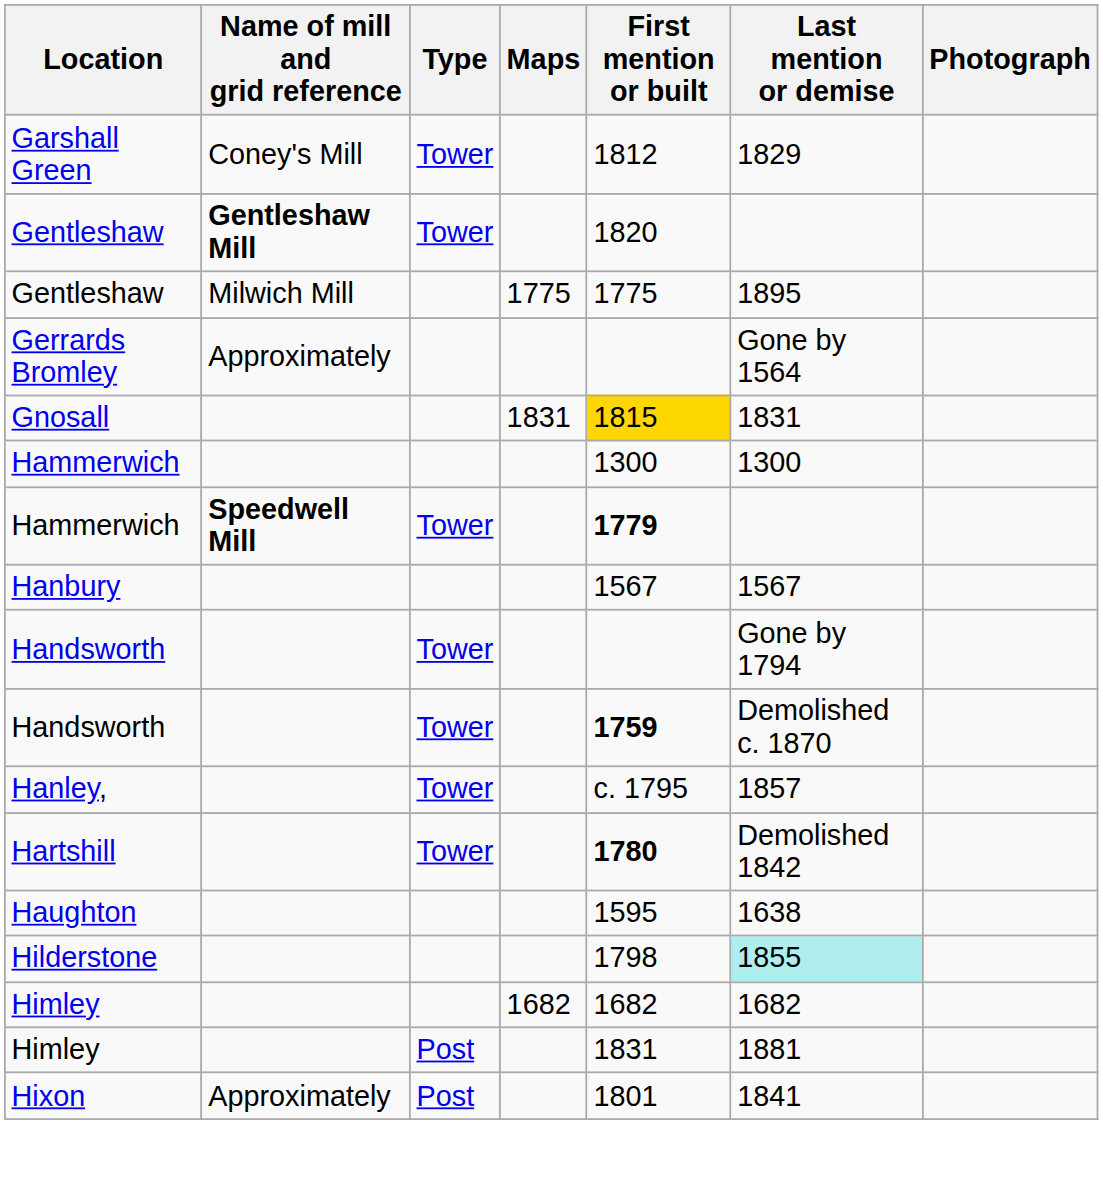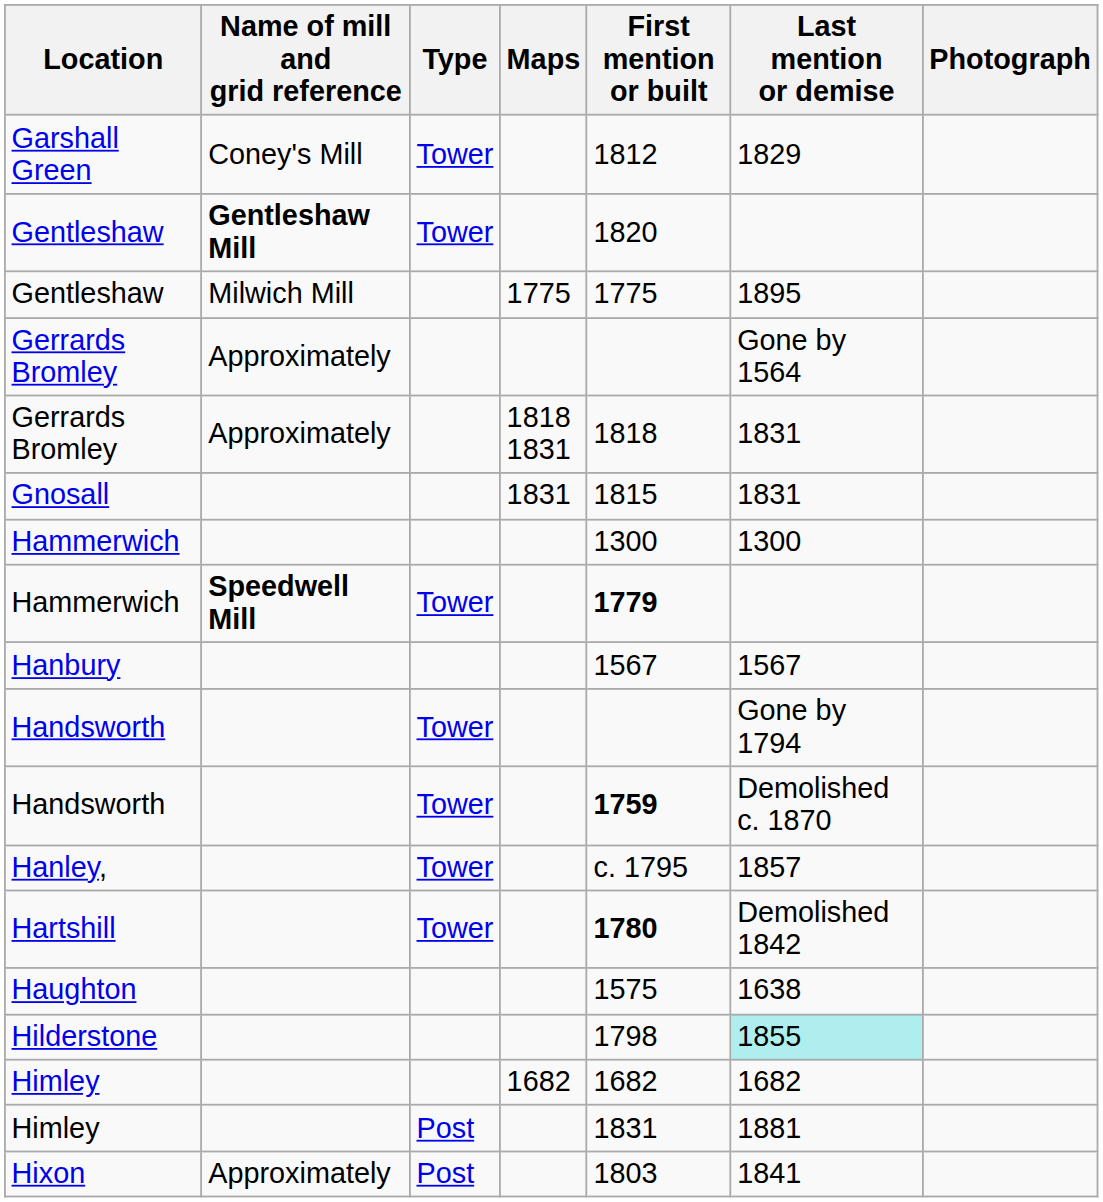+ row: (68, 433)
(626, 417) gold background -> (626, 495) no background
(626, 912) 1595 -> (626, 990) 1575
(626, 1095) 1801 -> (626, 1173) 1803
